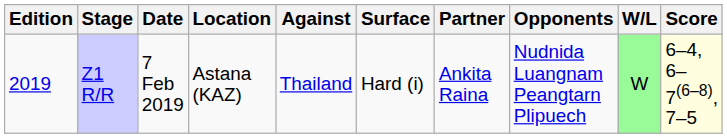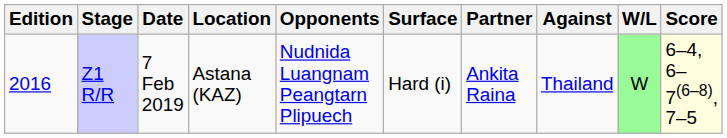columns swapped: (316, 19) <-> (564, 19)
(30, 83) 2019 -> (30, 83) 2016
